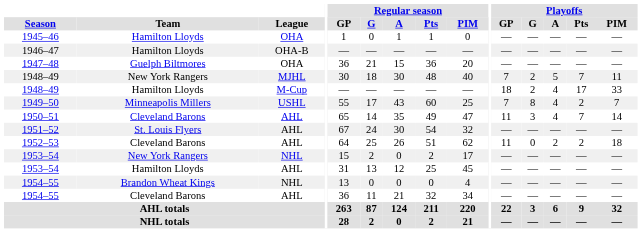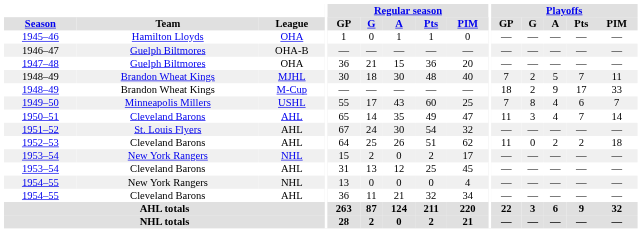(168, 50) Hamilton Lloyds -> (168, 50) Guelph Biltmores
(168, 76) New York Rangers -> (168, 76) Brandon Wheat Kings
(168, 89) Hamilton Lloyds -> (168, 89) Brandon Wheat Kings
(555, 89) 4 -> (555, 89) 9
(581, 103) 2 -> (581, 103) 6
(168, 169) Hamilton Lloyds -> (168, 169) Cleveland Barons
(168, 182) Brandon Wheat Kings -> (168, 182) New York Rangers
